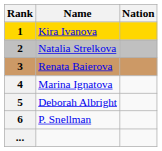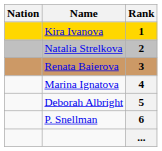columns swapped: (20, 13) <-> (138, 13)
